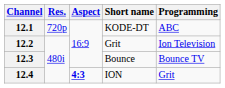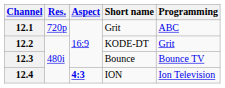(127, 28) KODE-DT -> (113, 28) Grit
(113, 43) Grit -> (127, 43) KODE-DT
(187, 43) Ion Television -> (167, 43) Grit
(167, 75) Grit -> (187, 75) Ion Television
